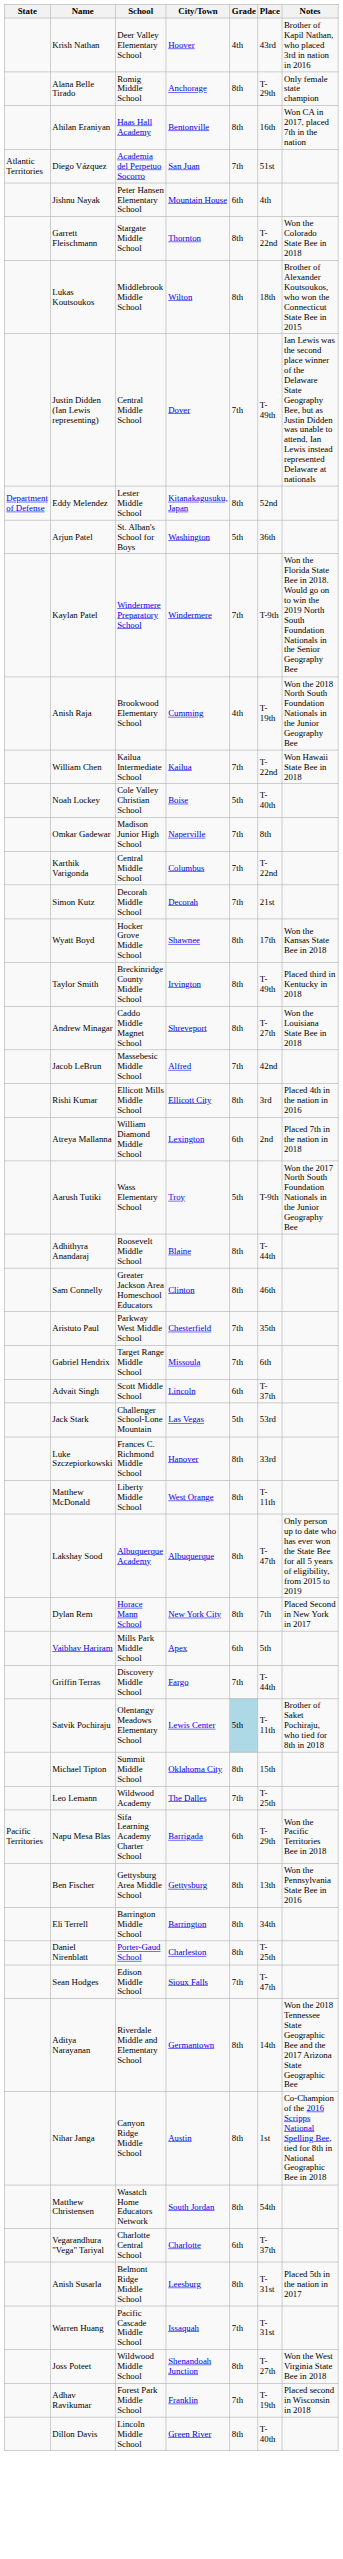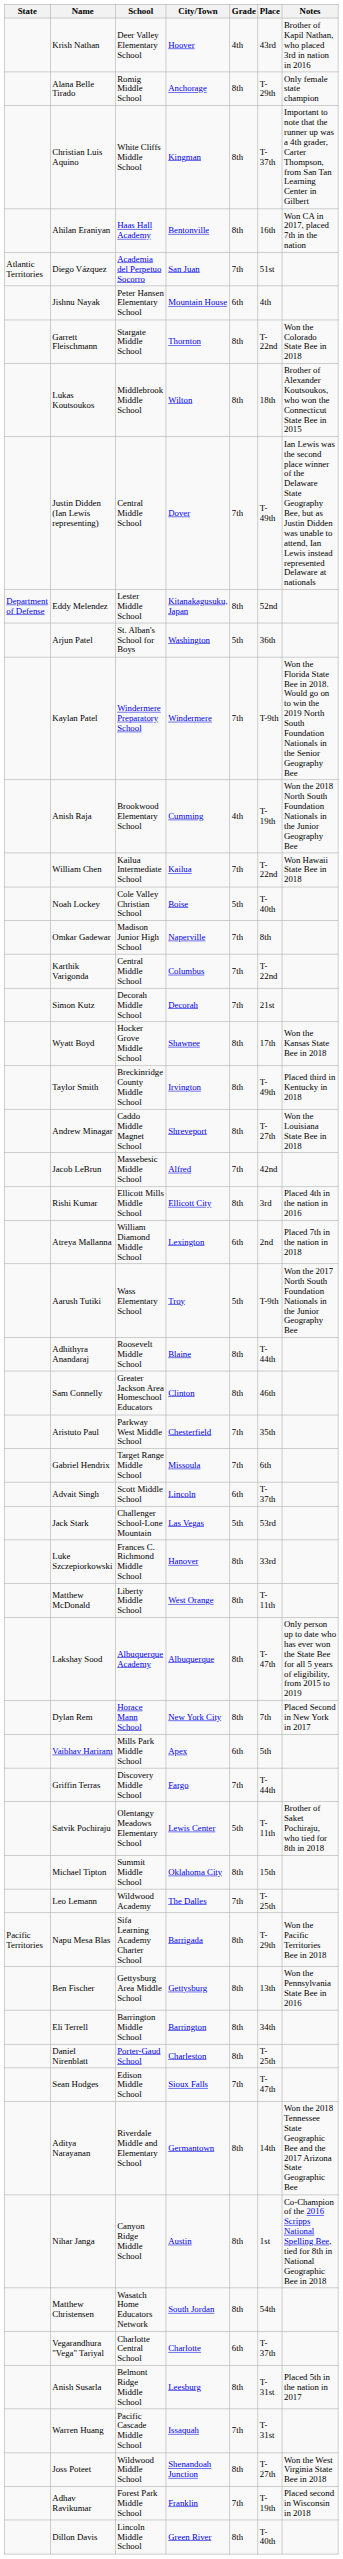+ row: (77, 157)
(237, 1725) lightblue background -> (237, 1828) no background
(237, 1836) 6th -> (237, 1939) 8th
